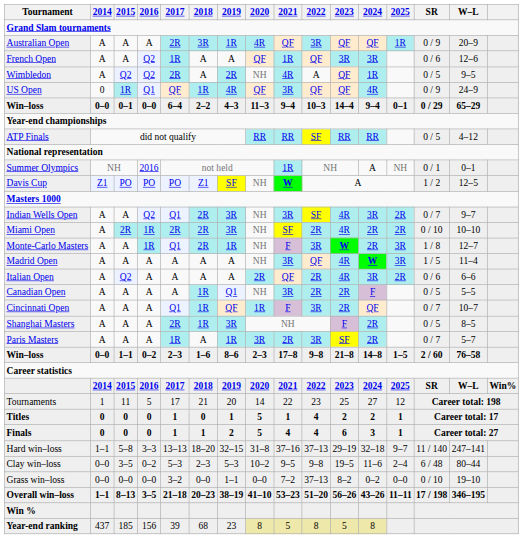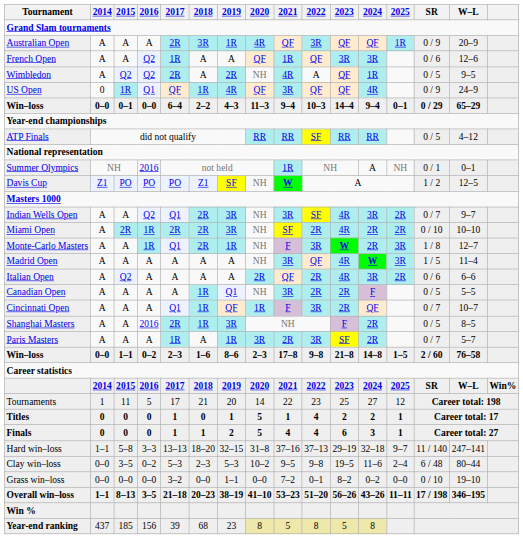(149, 324) A -> (149, 324) 2016
(316, 479) 37–13 -> (316, 479) 0–1
